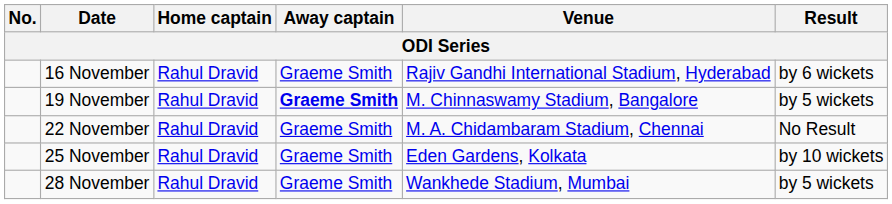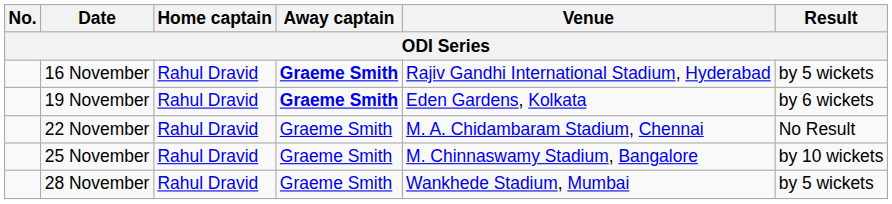(336, 73) normal -> (339, 73) bold
(826, 73) by 6 wickets -> (826, 73) by 5 wickets
(552, 101) M. Chinnaswamy Stadium, Bangalore -> (496, 101) Eden Gardens, Kolkata
(826, 101) by 5 wickets -> (826, 101) by 6 wickets
(496, 156) Eden Gardens, Kolkata -> (552, 156) M. Chinnaswamy Stadium, Bangalore
